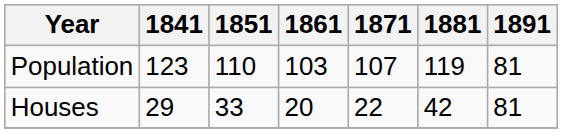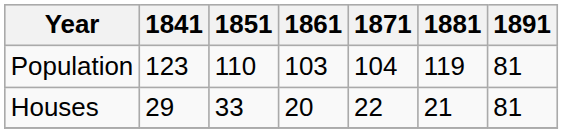(376, 66) 107 -> (376, 66) 104
(438, 107) 42 -> (438, 107) 21
